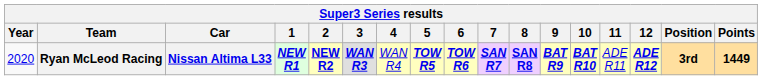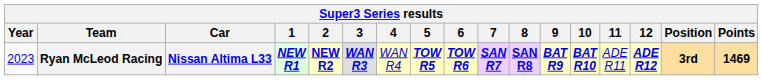(21, 58) 2020 -> (21, 58) 2023
(736, 58) 1449 -> (736, 58) 1469
